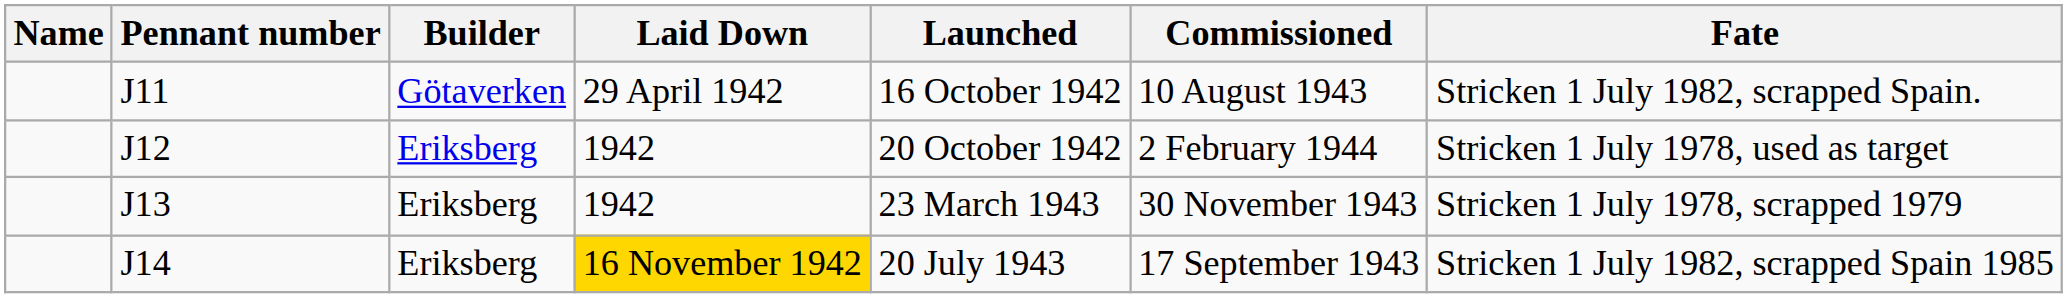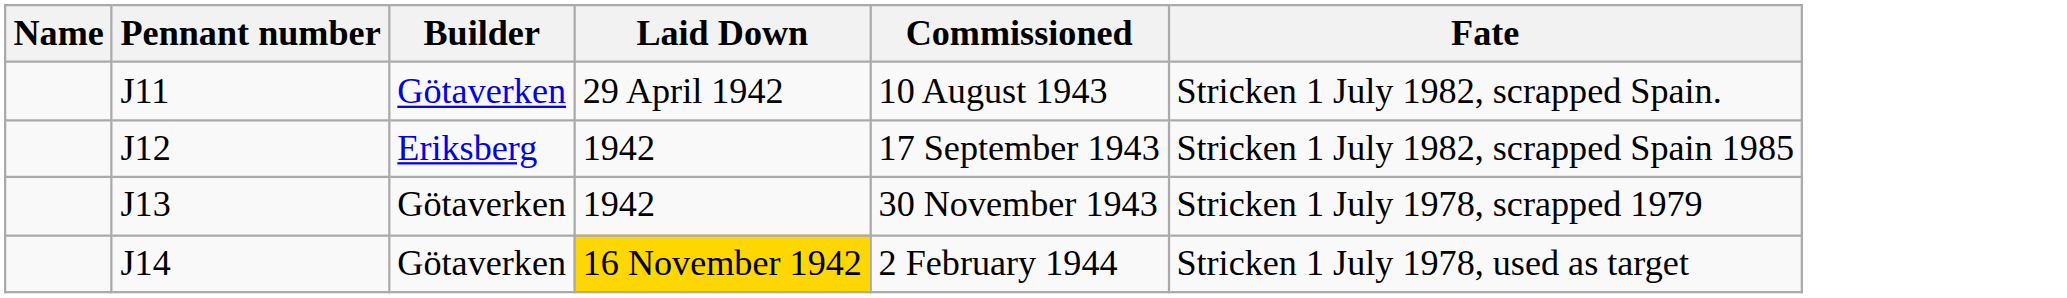- column: (1000, 33)
(1258, 147) 2 February 1944 -> (1019, 147) 17 September 1943
(1692, 147) Stricken 1 July 1978, used as target -> (1485, 147) Stricken 1 July 1982, scrapped Spain 1985
(467, 205) Eriksberg -> (482, 205) Götaverken
(467, 262) Eriksberg -> (482, 262) Götaverken
(1279, 262) 17 September 1943 -> (998, 262) 2 February 1944
(1745, 262) Stricken 1 July 1982, scrapped Spain 1985 -> (1433, 262) Stricken 1 July 1978, used as target
